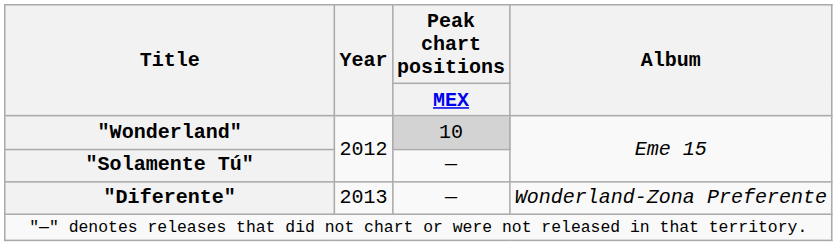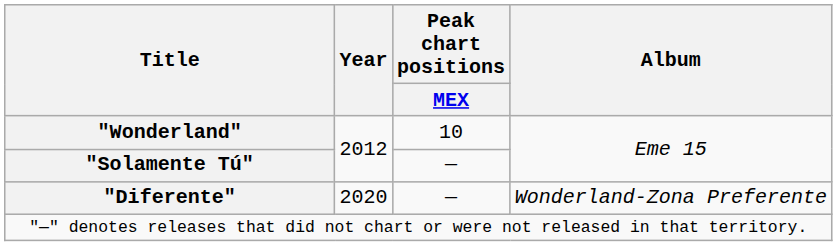(451, 133) lightgrey background -> (451, 133) no background
(363, 198) 2013 -> (363, 198) 2020
